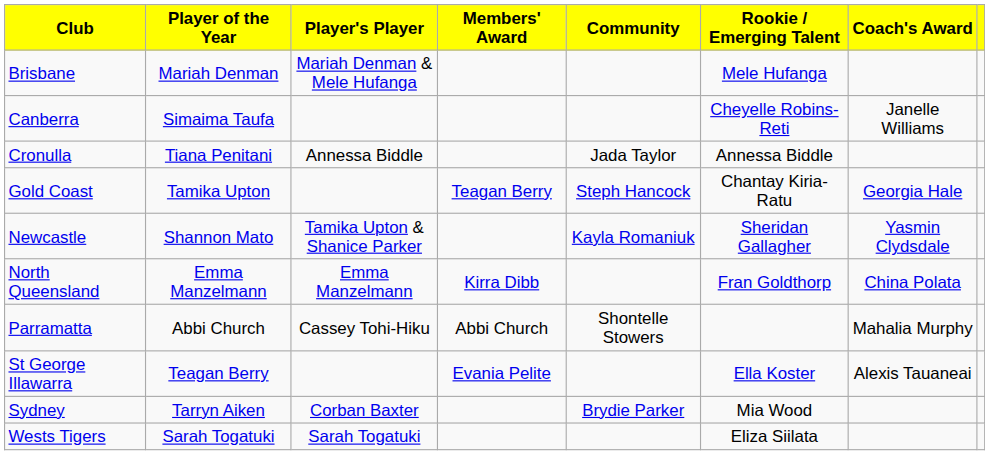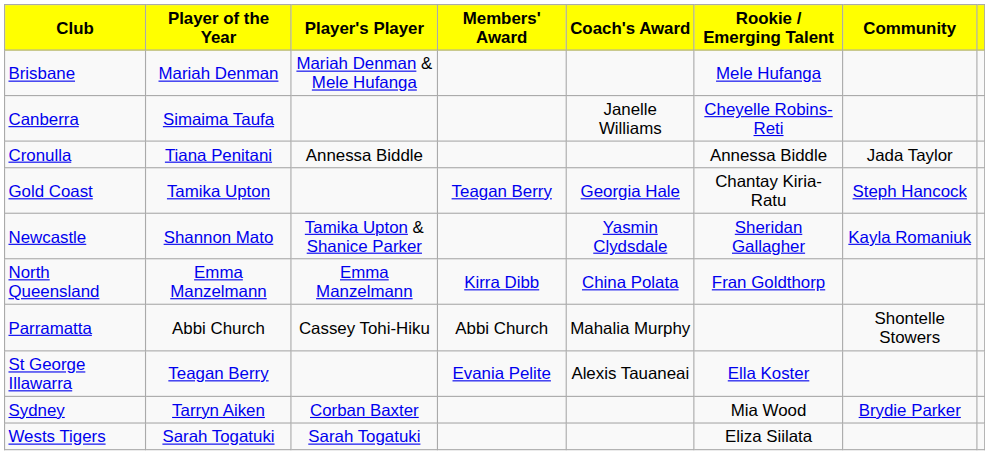columns swapped: (913, 28) <-> (633, 28)
